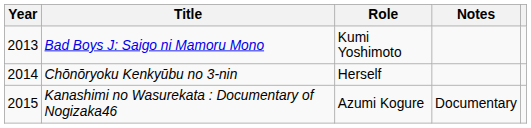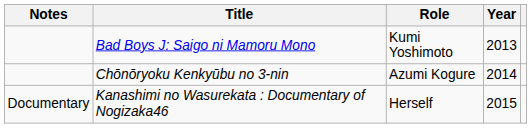columns swapped: (23, 15) <-> (476, 15)
(360, 74) Herself -> (432, 74) Azumi Kogure
(381, 104) Azumi Kogure -> (411, 104) Herself
